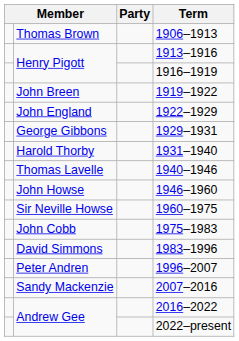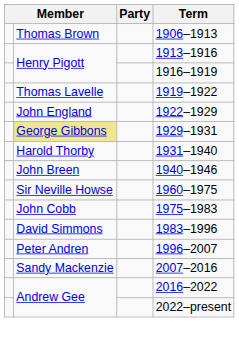(48, 92) John Breen -> (60, 92) Thomas Lavelle
(62, 131) no background -> (62, 131) khaki background
(60, 170) Thomas Lavelle -> (48, 170) John Breen
- row: (187, 190)
